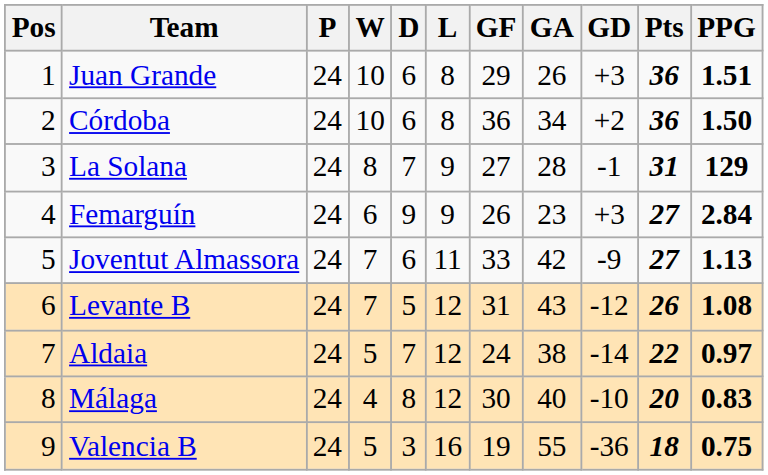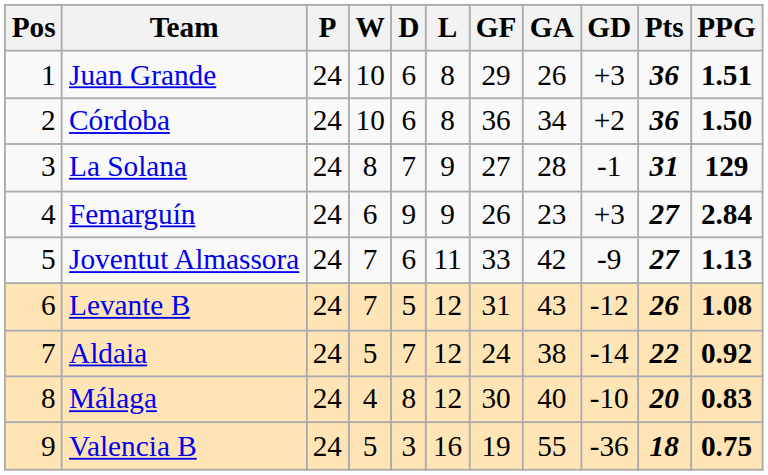(727, 352) 0.97 -> (727, 352) 0.92
